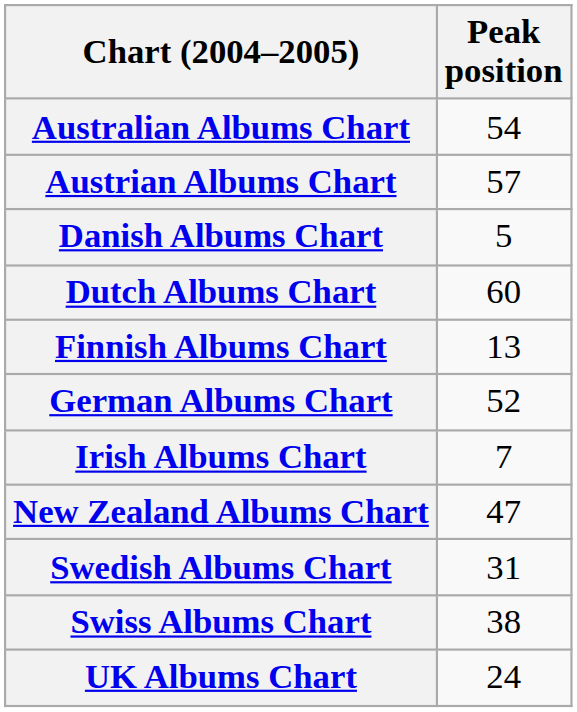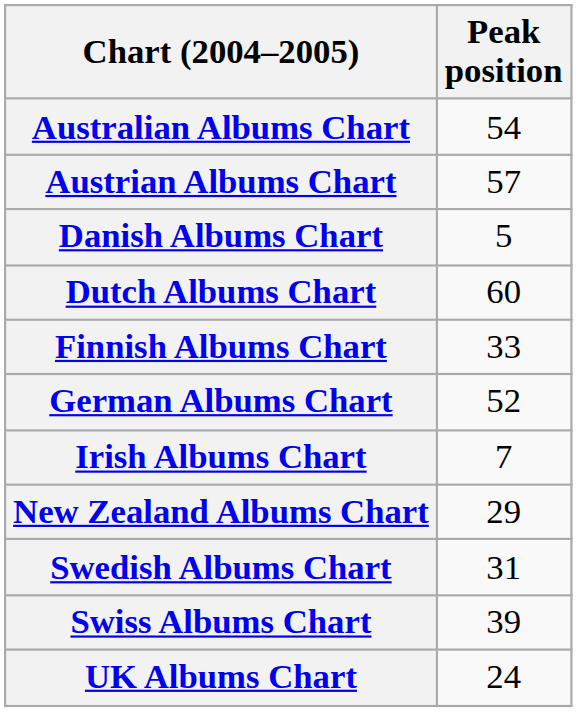(504, 346) 13 -> (504, 346) 33
(504, 511) 47 -> (504, 511) 29
(504, 621) 38 -> (504, 621) 39
